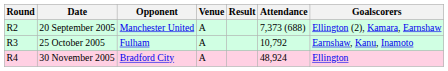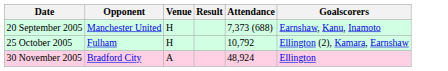- column: (21, 12)
(202, 27) A -> (170, 27) H
(377, 27) Ellington (2), Kamara, Earnshaw -> (330, 27) Earnshaw, Kanu, Inamoto
(202, 43) A -> (170, 43) H
(363, 43) Earnshaw, Kanu, Inamoto -> (344, 43) Ellington (2), Kamara, Earnshaw
